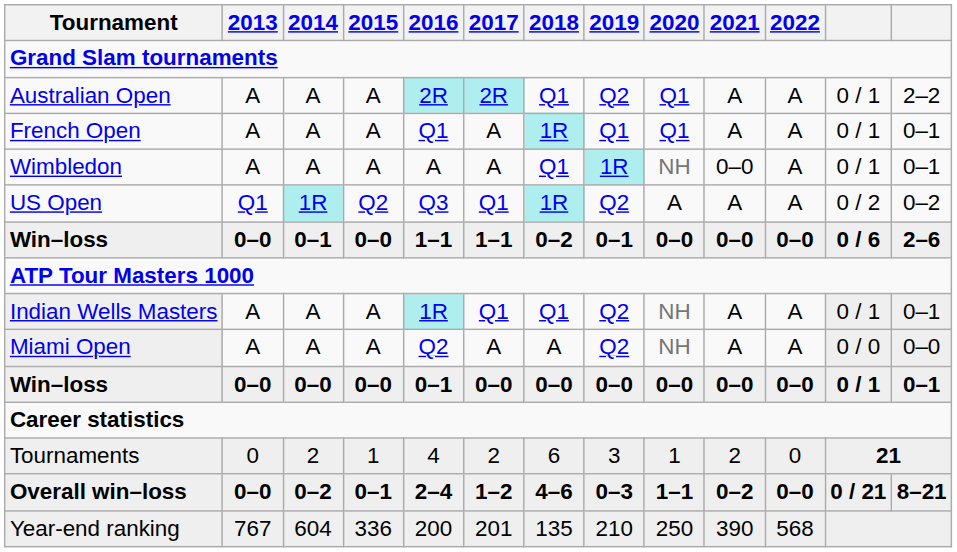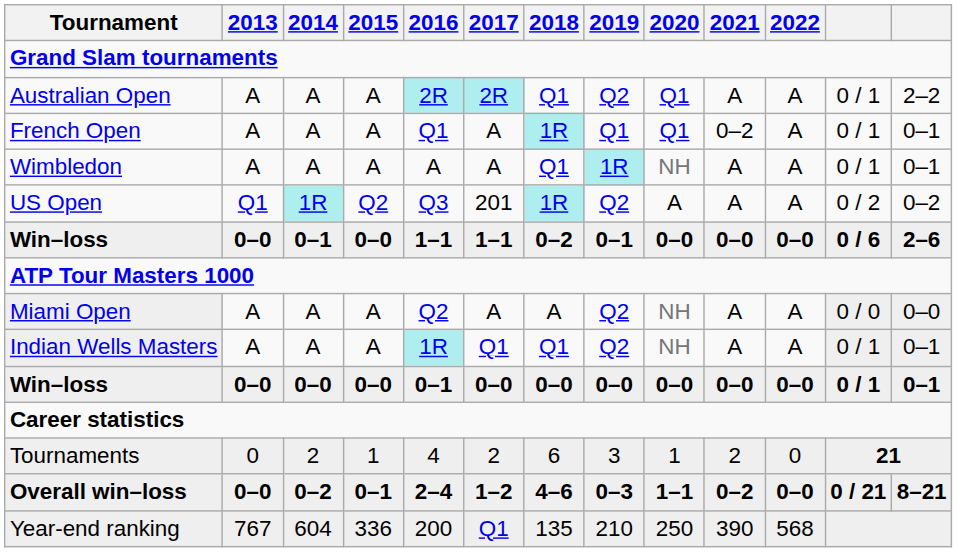(735, 130) A -> (735, 130) 0–2
(735, 166) 0–0 -> (735, 166) A
(494, 202) Q1 -> (494, 202) 201
rows swapped: (114, 311) <-> (70, 347)
(494, 527) 201 -> (494, 527) Q1
